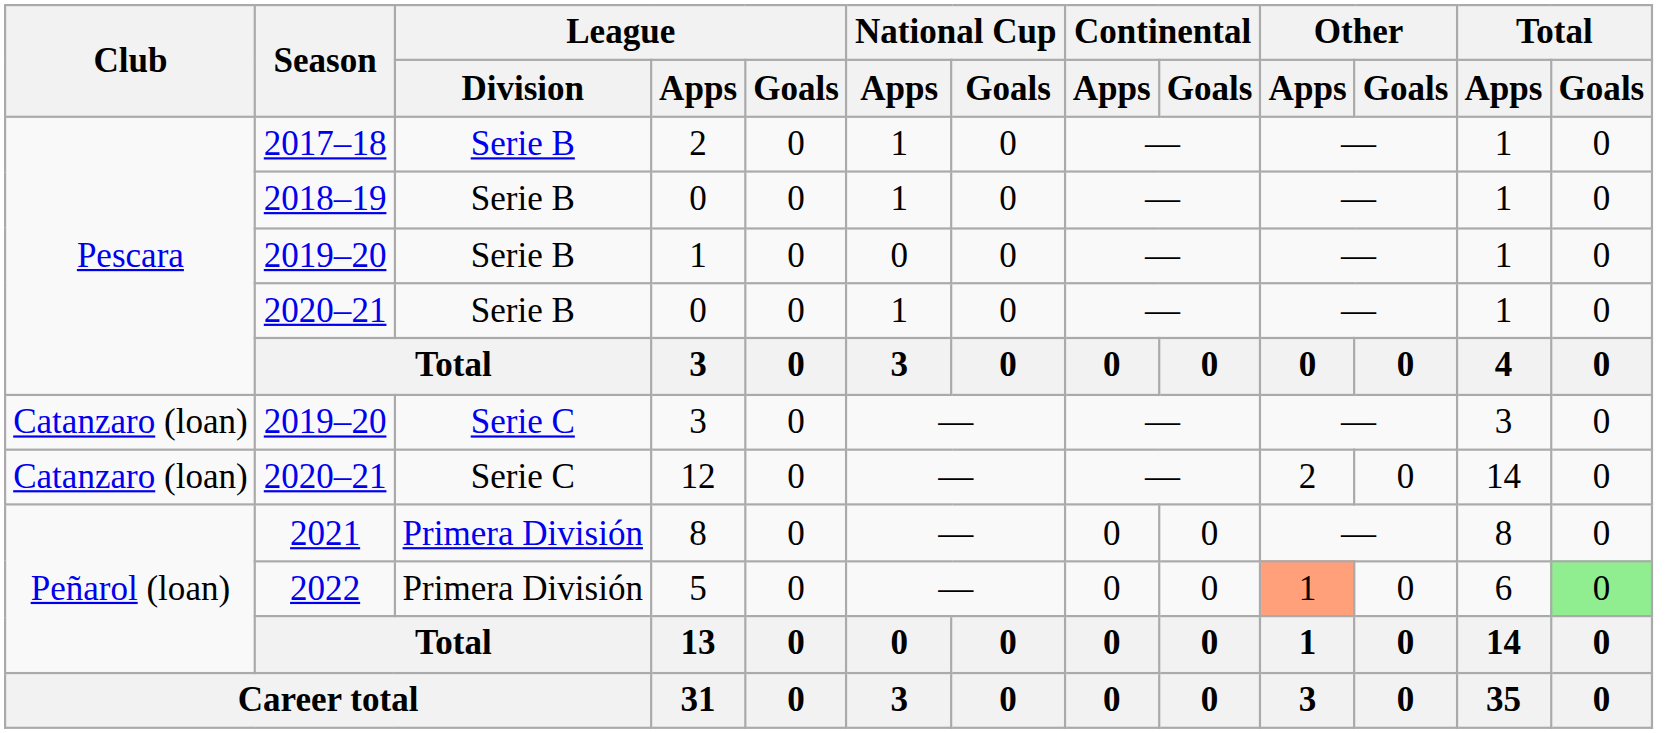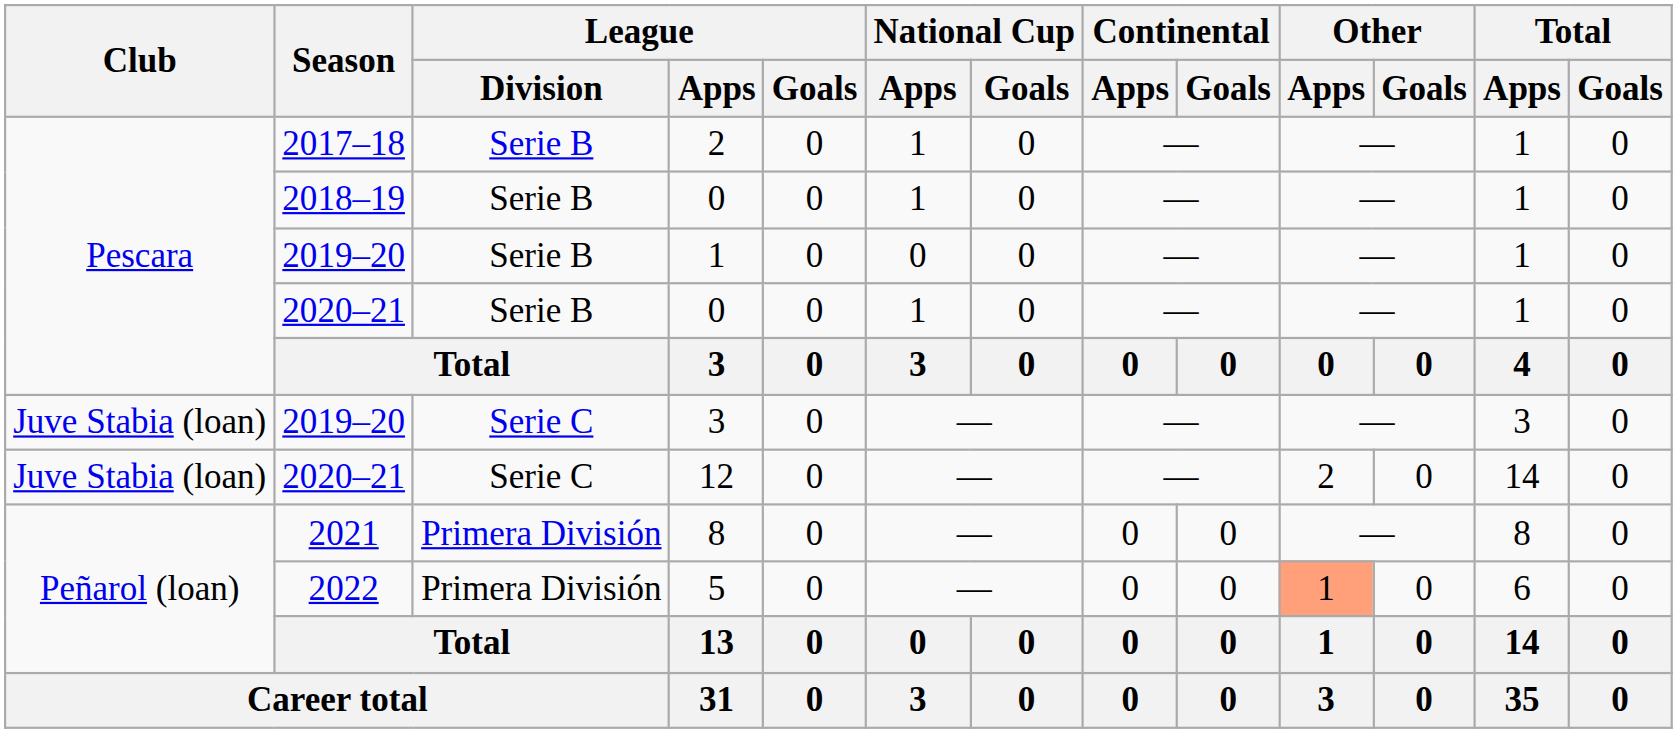(130, 421) Catanzaro (loan) -> (140, 421) Juve Stabia (loan)
(130, 476) Catanzaro (loan) -> (140, 476) Juve Stabia (loan)
(1601, 587) lightgreen background -> (1620, 587) no background
